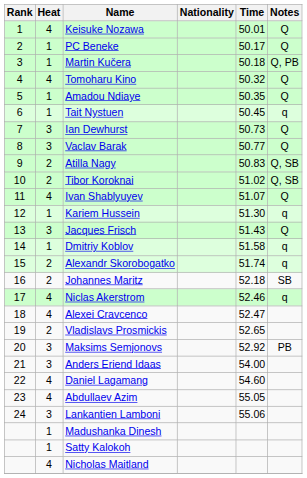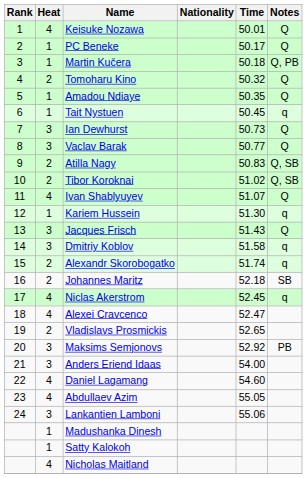(49, 79) 4 -> (49, 79) 2
(49, 247) 1 -> (49, 247) 3
(252, 297) 52.46 -> (252, 297) 52.45
